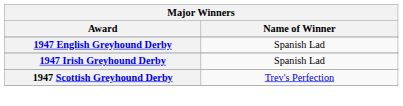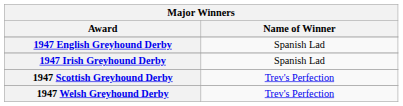+ row: (103, 93)
